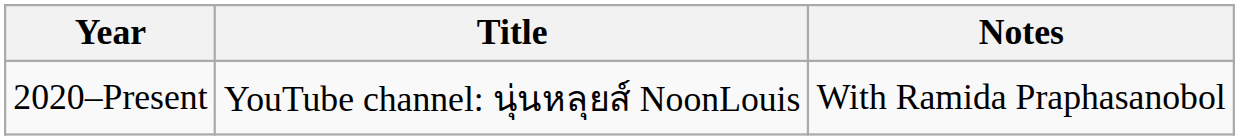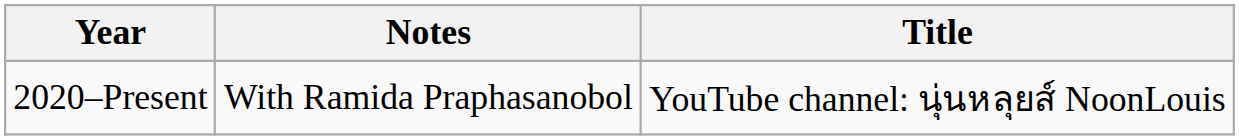columns swapped: (512, 32) <-> (1021, 32)
